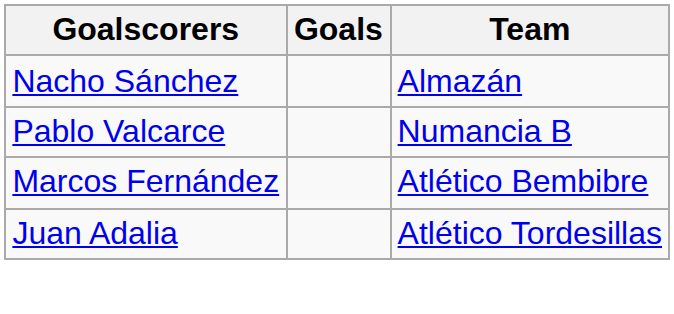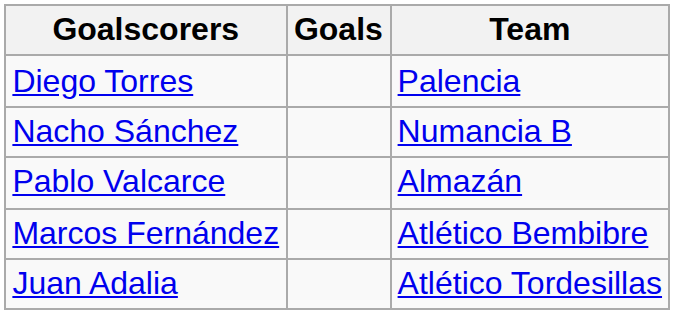+ row: (103, 80)
(460, 80) Almazán -> (485, 131) Numancia B
(485, 131) Numancia B -> (460, 182) Almazán
